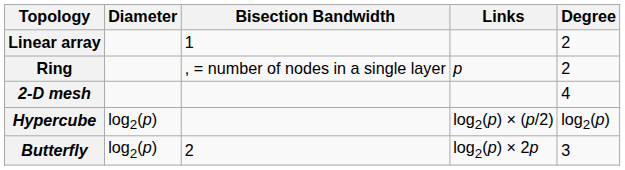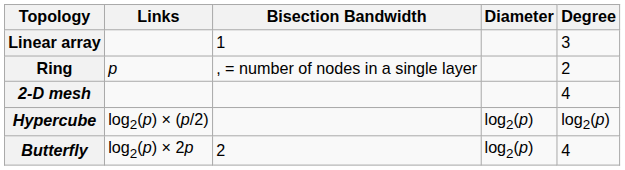columns swapped: (143, 17) <-> (503, 17)
(566, 42) 2 -> (566, 42) 3
(566, 150) 3 -> (566, 150) 4
